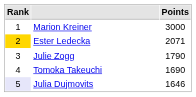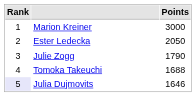(18, 41) gold background -> (18, 41) no background
(175, 41) 2071 -> (175, 41) 2050
(175, 70) 1690 -> (175, 70) 1688
